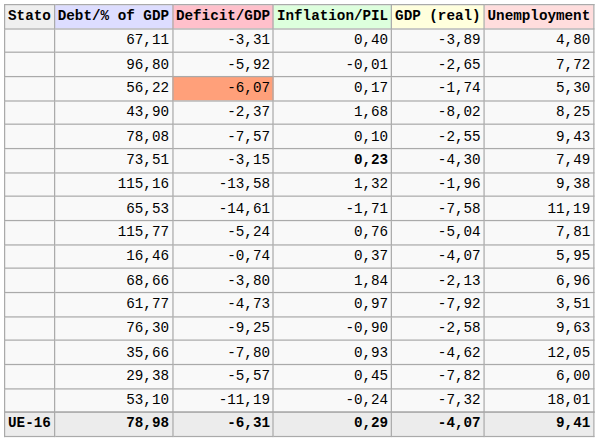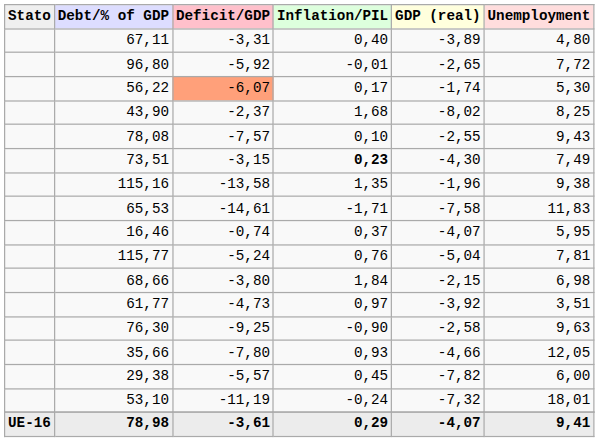(371, 184) 1,32 -> (371, 184) 1,35
(569, 208) 11,19 -> (569, 208) 11,83
rows swapped: (143, 232) <-> (148, 256)
(459, 280) -2,13 -> (459, 280) -2,15
(573, 280) 6,96 -> (573, 280) 6,98
(459, 304) -7,92 -> (459, 304) -3,92
(459, 352) -4,62 -> (459, 352) -4,66
(249, 424) -6,31 -> (249, 424) -3,61
